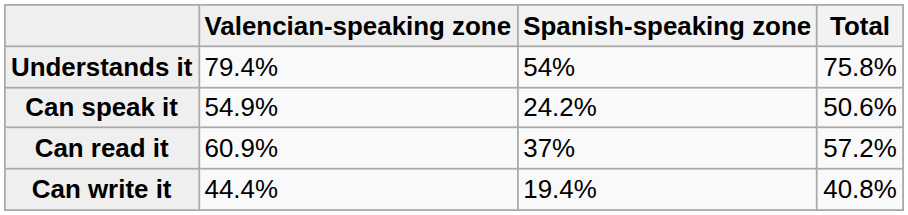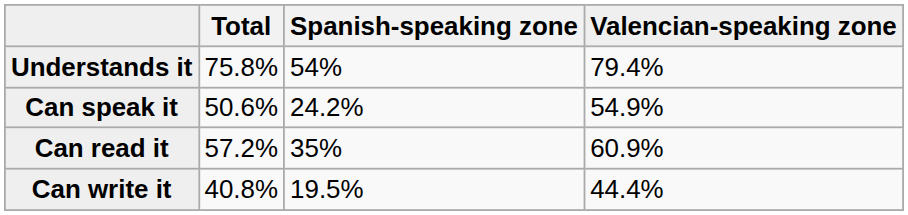columns swapped: (358, 26) <-> (860, 26)
(549, 149) 37% -> (316, 149) 35%
(560, 190) 19.4% -> (327, 190) 19.5%
